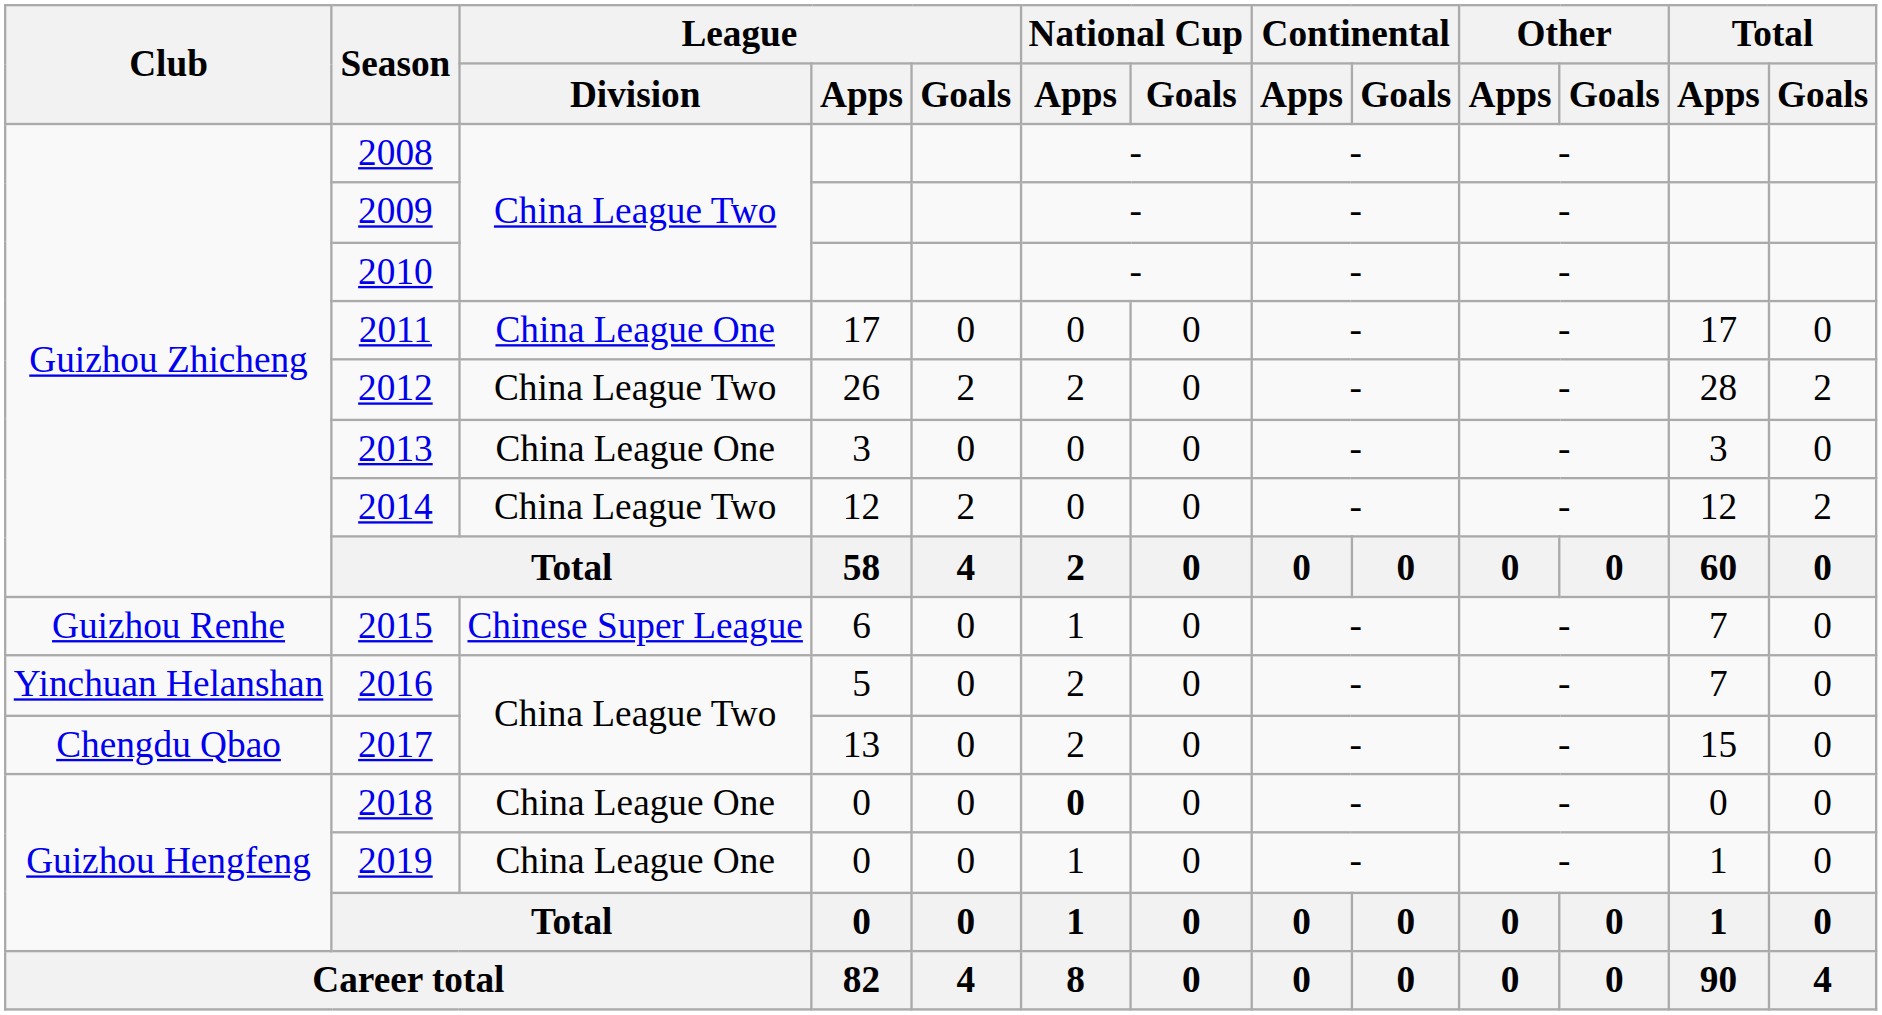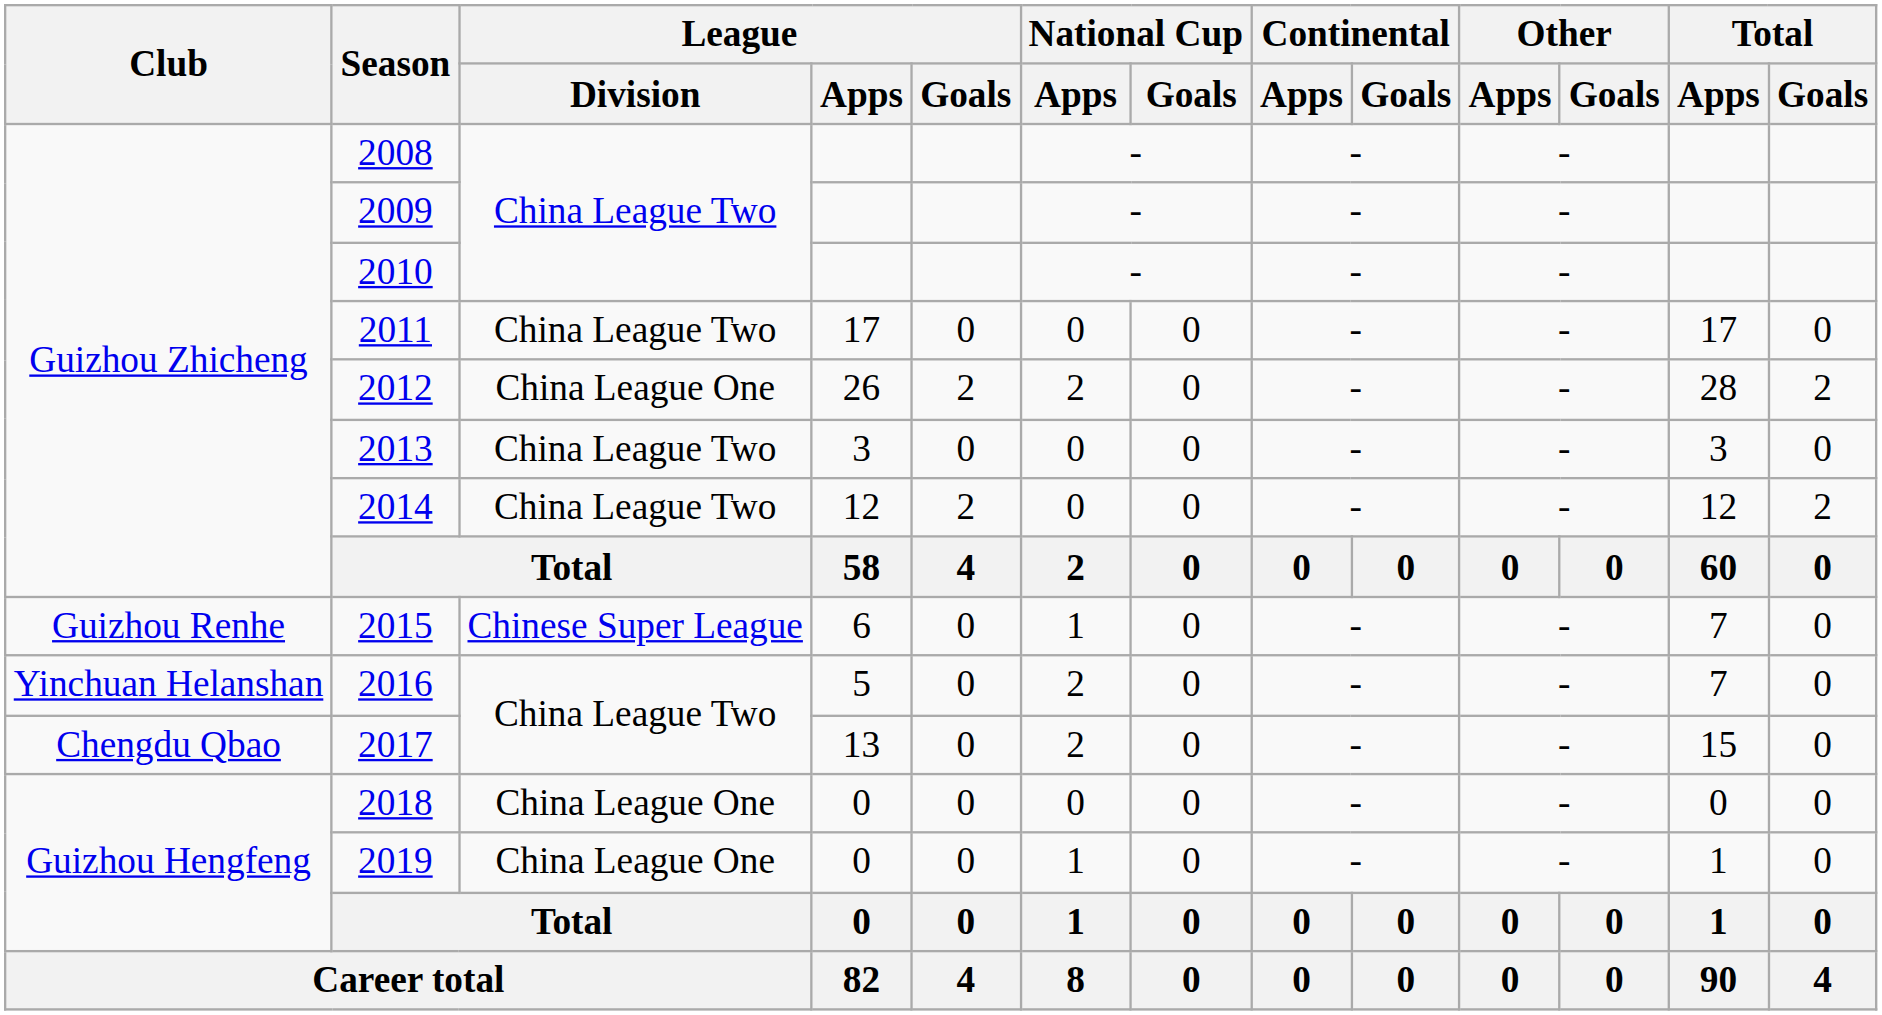(635, 329) China League One -> (635, 329) China League Two
(635, 388) China League Two -> (635, 388) China League One
(635, 447) China League One -> (635, 447) China League Two
(1076, 802) bold -> (1076, 802) normal
